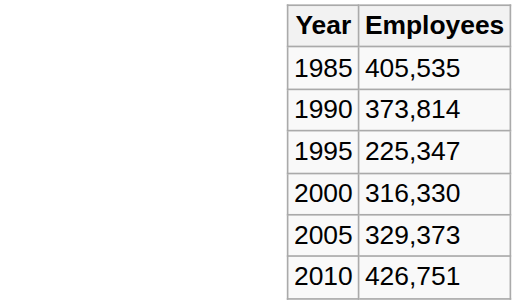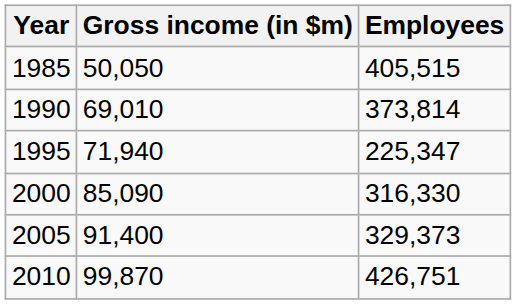+ column: (218, 25)
(413, 67) 405,535 -> (413, 67) 405,515
